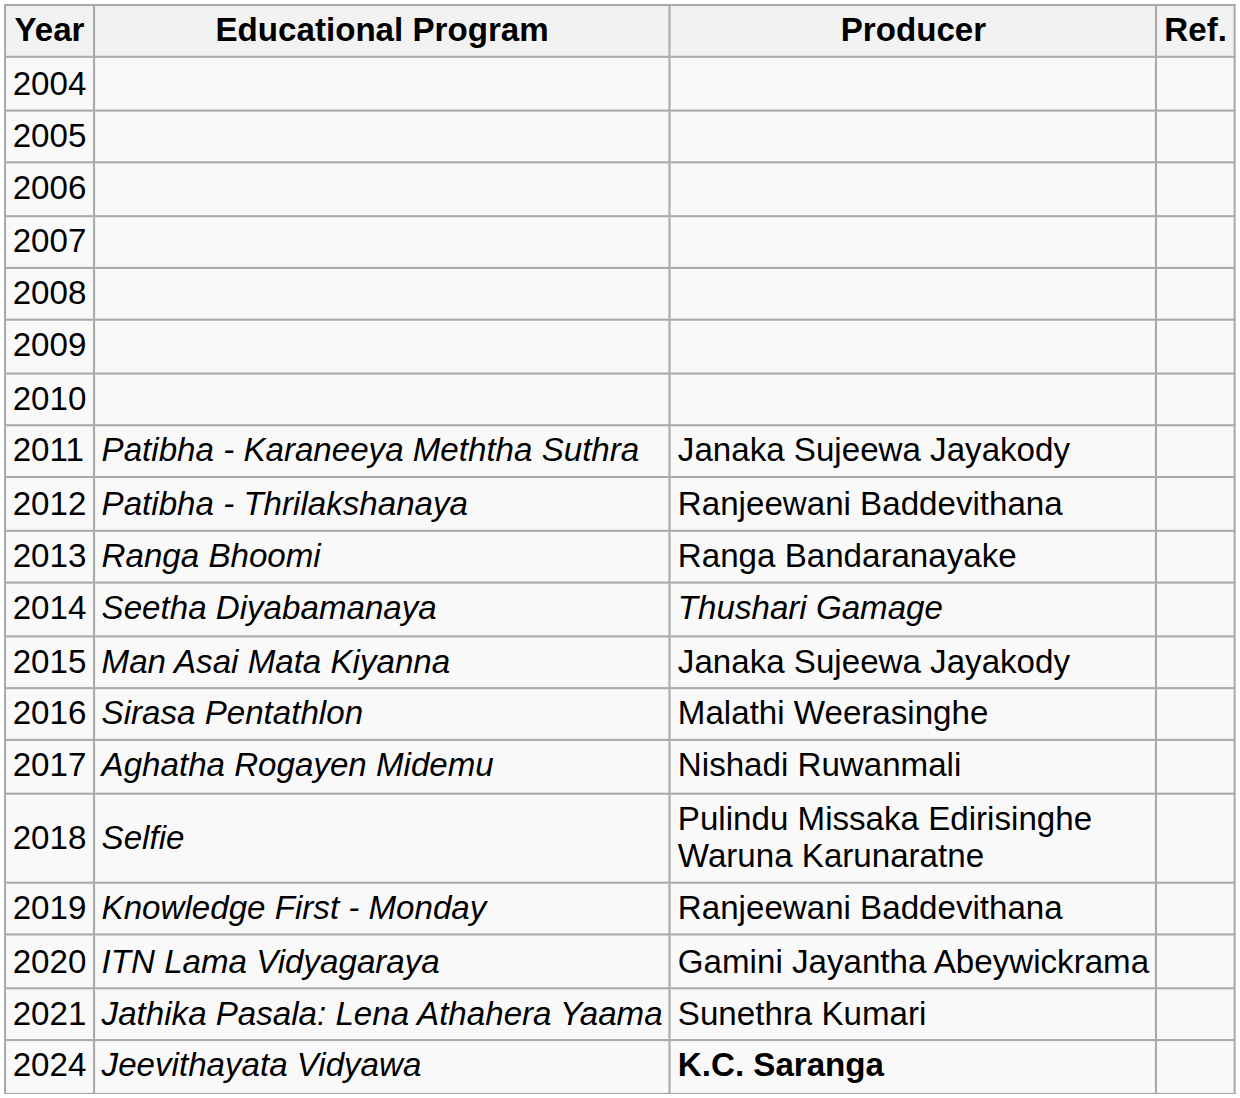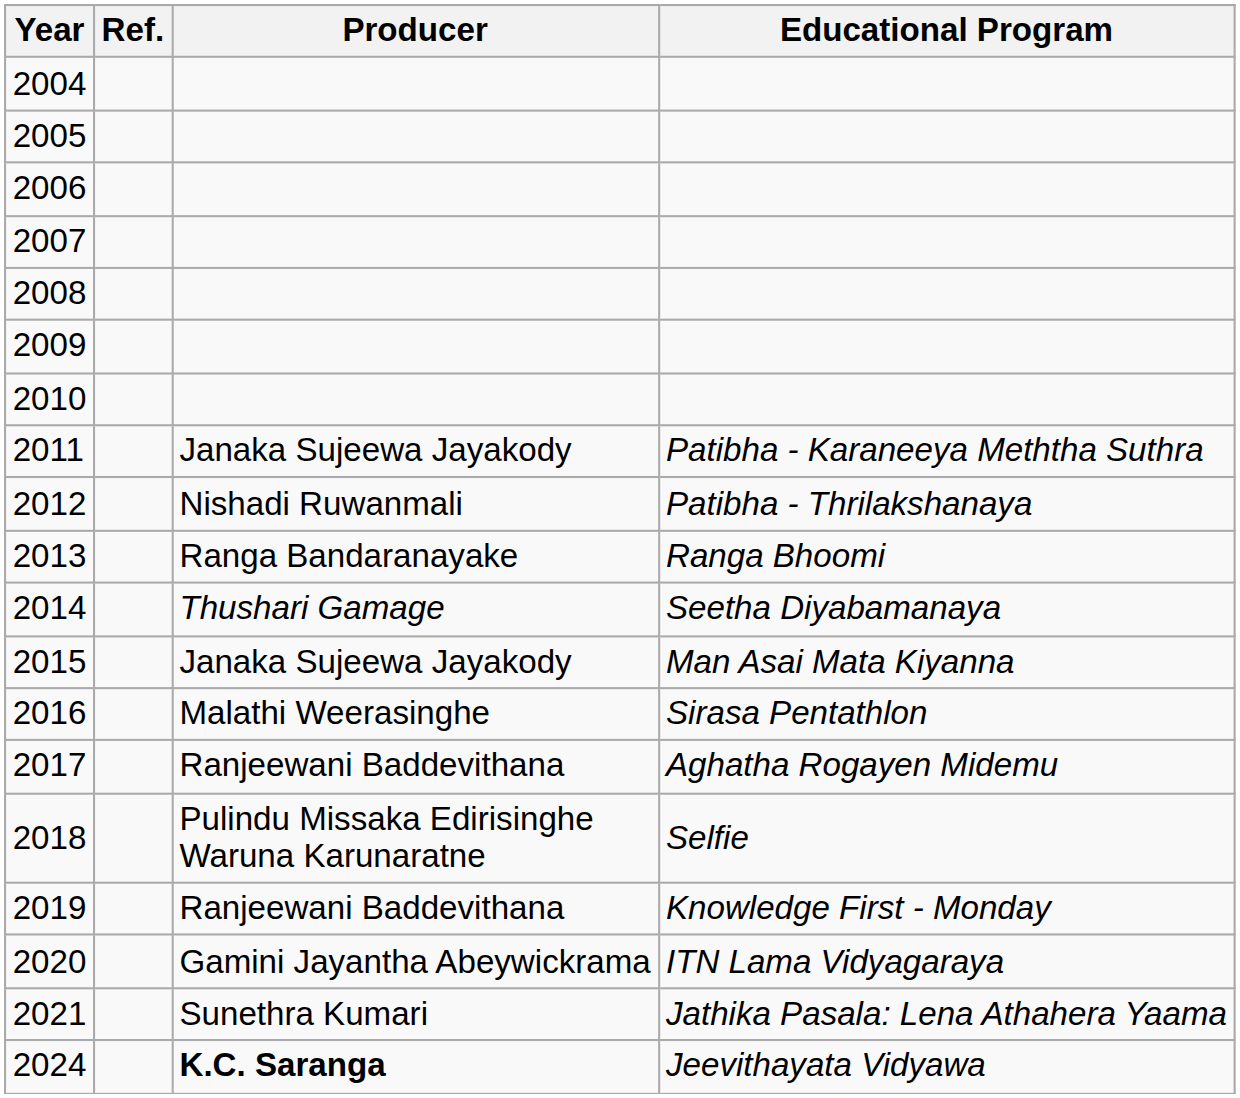columns swapped: (382, 30) <-> (1196, 30)
(870, 503) Ranjeewani Baddevithana -> (321, 503) Nishadi Ruwanmali
(820, 766) Nishadi Ruwanmali -> (372, 766) Ranjeewani Baddevithana
